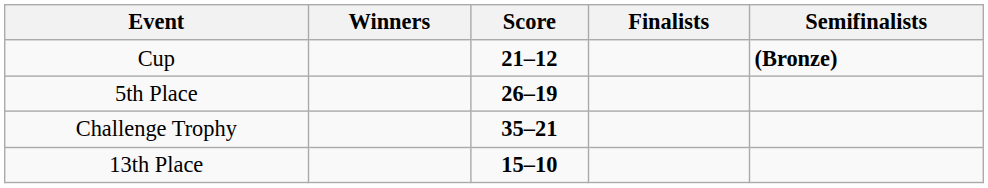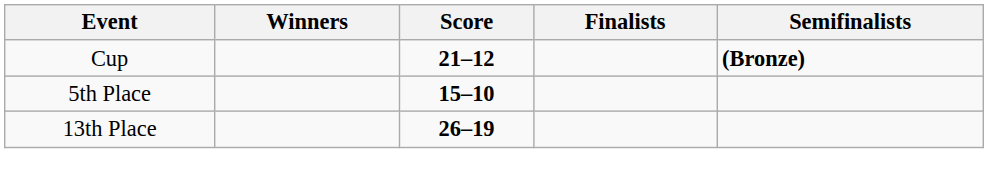(529, 93) 26–19 -> (467, 93) 15–10
- row: (156, 128)
(529, 164) 15–10 -> (467, 128) 26–19
